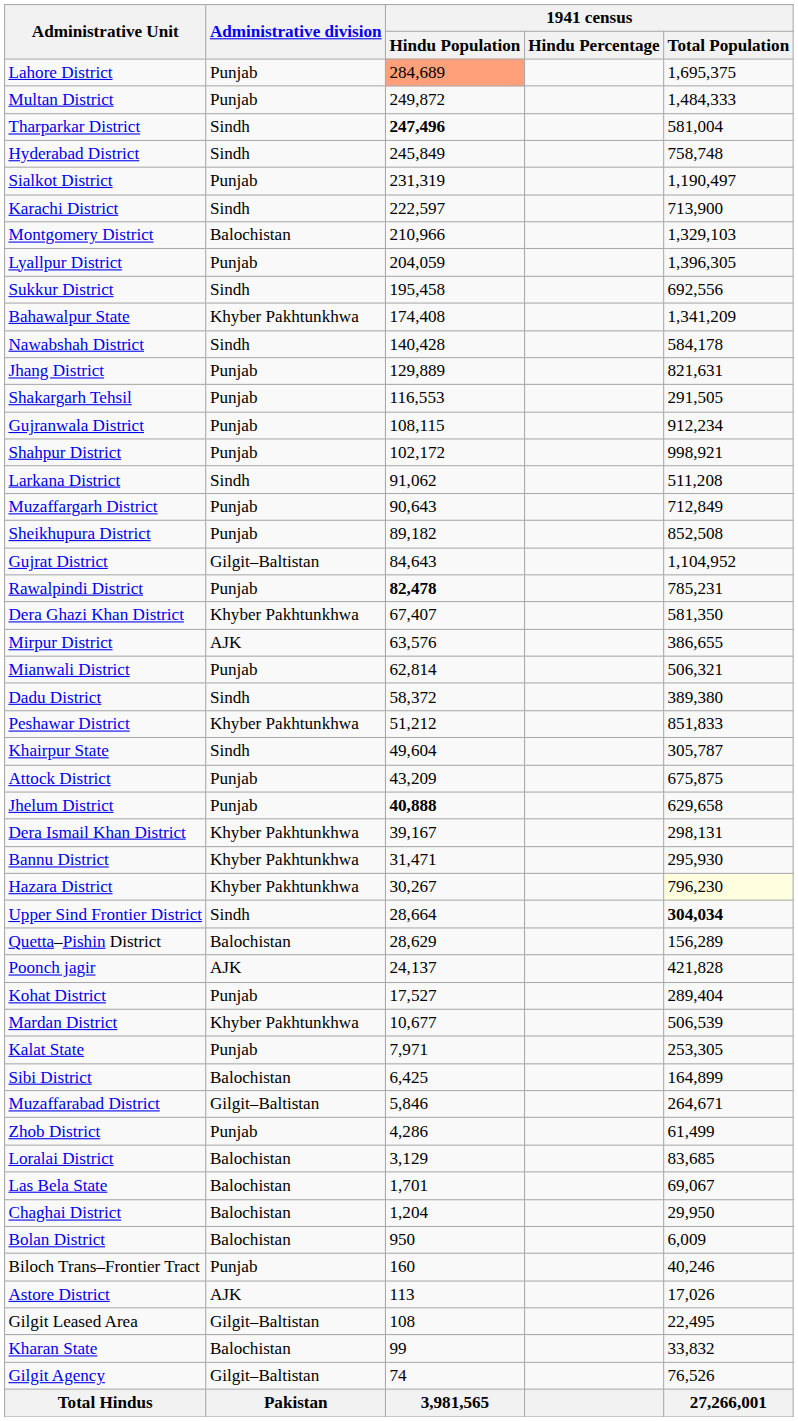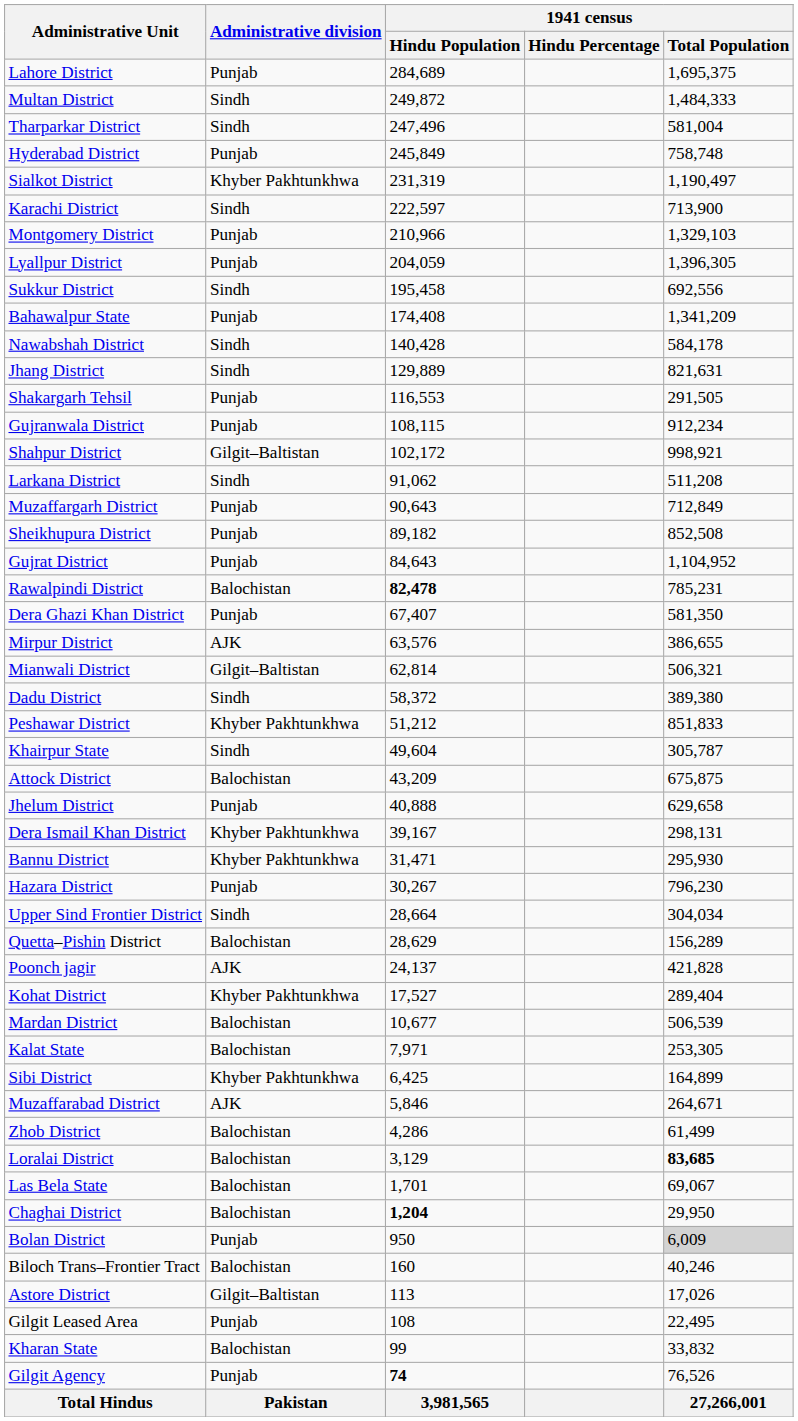(417, 72) lightsalmon background -> (417, 72) no background
(234, 99) Punjab -> (230, 99) Sindh
(417, 126) bold -> (417, 126) normal
(230, 153) Sindh -> (234, 153) Punjab
(234, 180) Punjab -> (284, 180) Khyber Pakhtunkhwa
(250, 235) Balochistan -> (234, 235) Punjab
(284, 316) Khyber Pakhtunkhwa -> (234, 316) Punjab
(234, 371) Punjab -> (230, 371) Sindh
(234, 452) Punjab -> (265, 452) Gilgit–Baltistan
(265, 561) Gilgit–Baltistan -> (234, 561) Punjab
(234, 588) Punjab -> (250, 588) Balochistan
(284, 615) Khyber Pakhtunkhwa -> (234, 615) Punjab
(234, 669) Punjab -> (265, 669) Gilgit–Baltistan
(234, 778) Punjab -> (250, 778) Balochistan
(413, 805) bold -> (413, 805) normal
(284, 886) Khyber Pakhtunkhwa -> (234, 886) Punjab
(695, 886) lightyellow background -> (695, 886) no background
(695, 914) bold -> (695, 914) normal
(234, 995) Punjab -> (284, 995) Khyber Pakhtunkhwa
(284, 1022) Khyber Pakhtunkhwa -> (250, 1022) Balochistan
(234, 1049) Punjab -> (250, 1049) Balochistan
(250, 1076) Balochistan -> (284, 1076) Khyber Pakhtunkhwa
(265, 1104) Gilgit–Baltistan -> (226, 1104) AJK
(234, 1131) Punjab -> (250, 1131) Balochistan
(691, 1158) normal -> (691, 1158) bold
(409, 1212) normal -> (409, 1212) bold
(250, 1239) Balochistan -> (234, 1239) Punjab
(687, 1239) no background -> (687, 1239) lightgrey background
(234, 1267) Punjab -> (250, 1267) Balochistan
(226, 1294) AJK -> (265, 1294) Gilgit–Baltistan
(265, 1321) Gilgit–Baltistan -> (234, 1321) Punjab
(265, 1375) Gilgit–Baltistan -> (234, 1375) Punjab
(398, 1375) normal -> (398, 1375) bold
